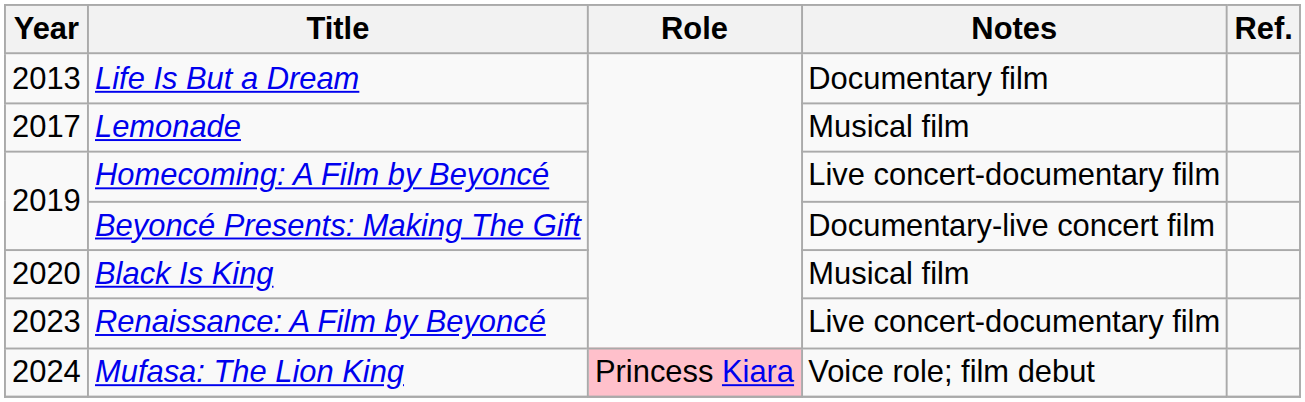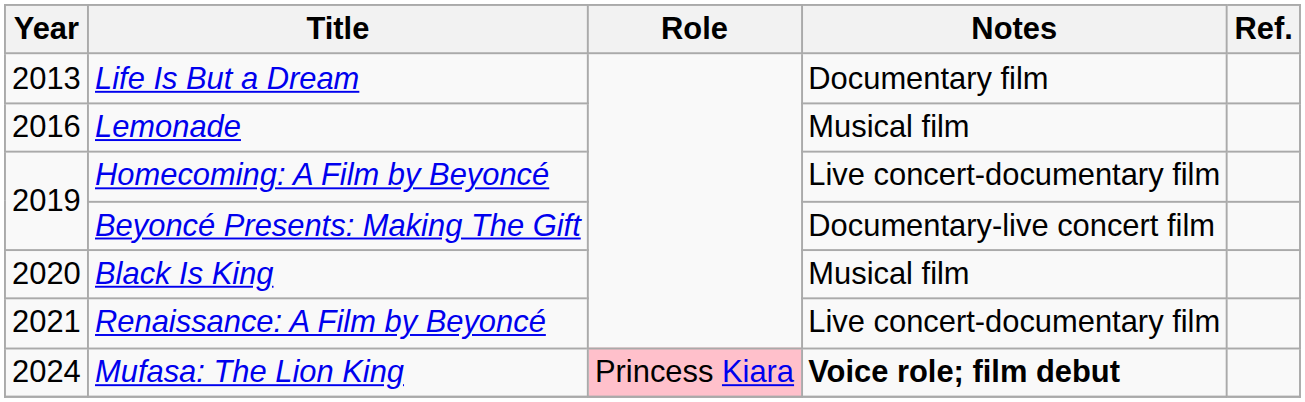(46, 126) 2017 -> (46, 126) 2016
(46, 322) 2023 -> (46, 322) 2021
(952, 371) normal -> (964, 371) bold
